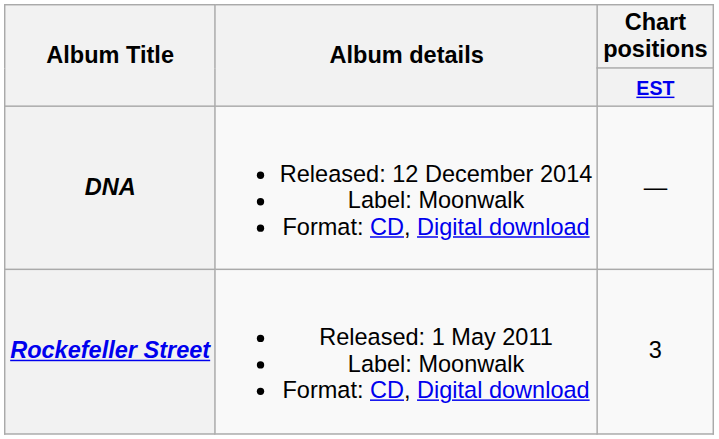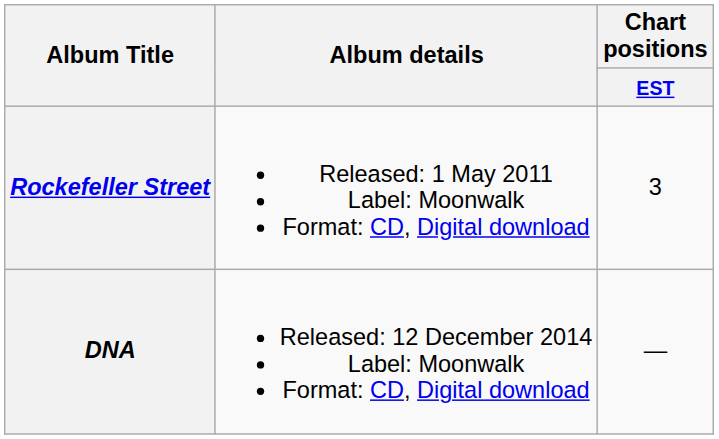rows swapped: (110, 351) <-> (110, 187)
